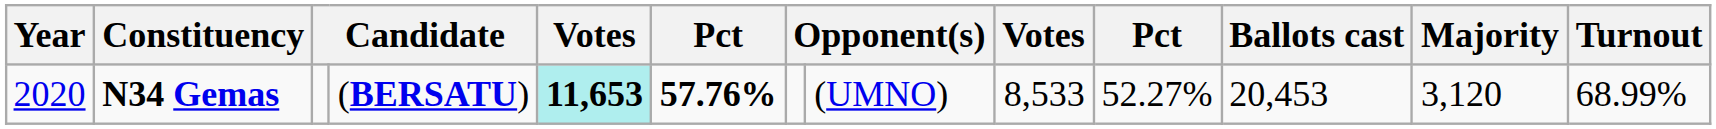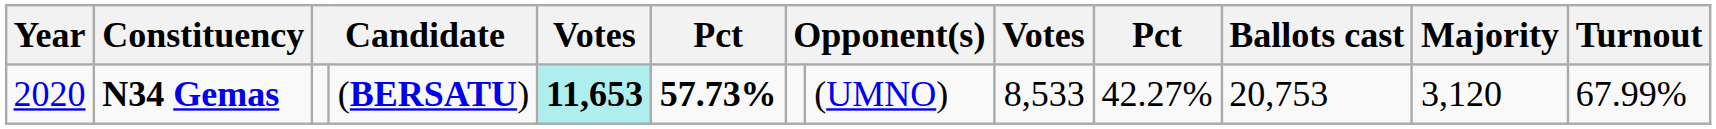(718, 93) 57.76% -> (718, 93) 57.73%
(1157, 93) 52.27% -> (1157, 93) 42.27%
(1279, 93) 20,453 -> (1279, 93) 20,753
(1631, 93) 68.99% -> (1631, 93) 67.99%
